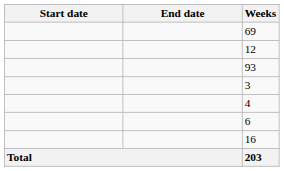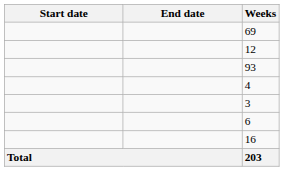rows swapped: (247, 103) <-> (247, 85)
